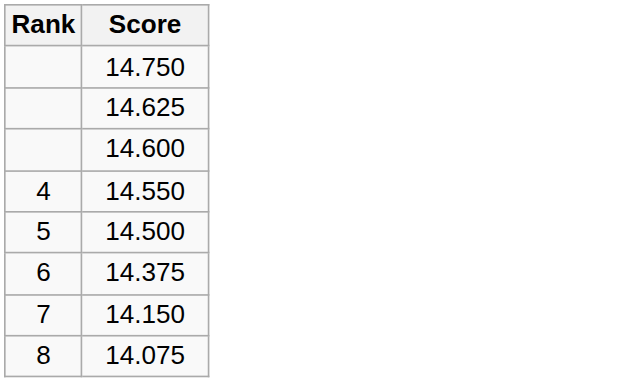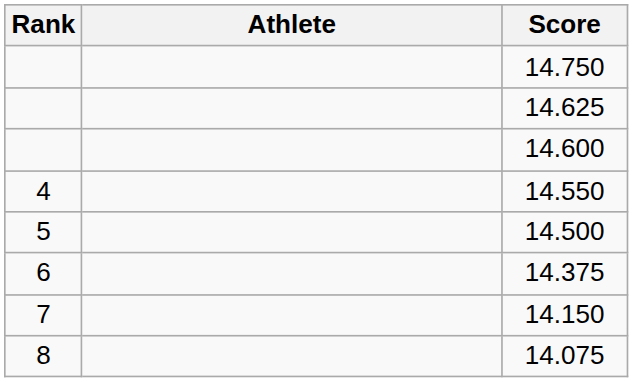+ column: (292, 25)
